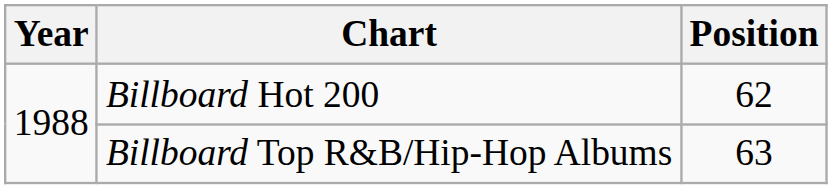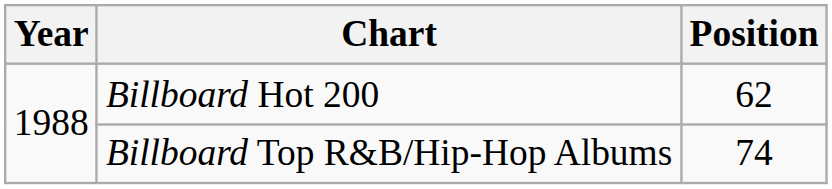(754, 152) 63 -> (754, 152) 74
